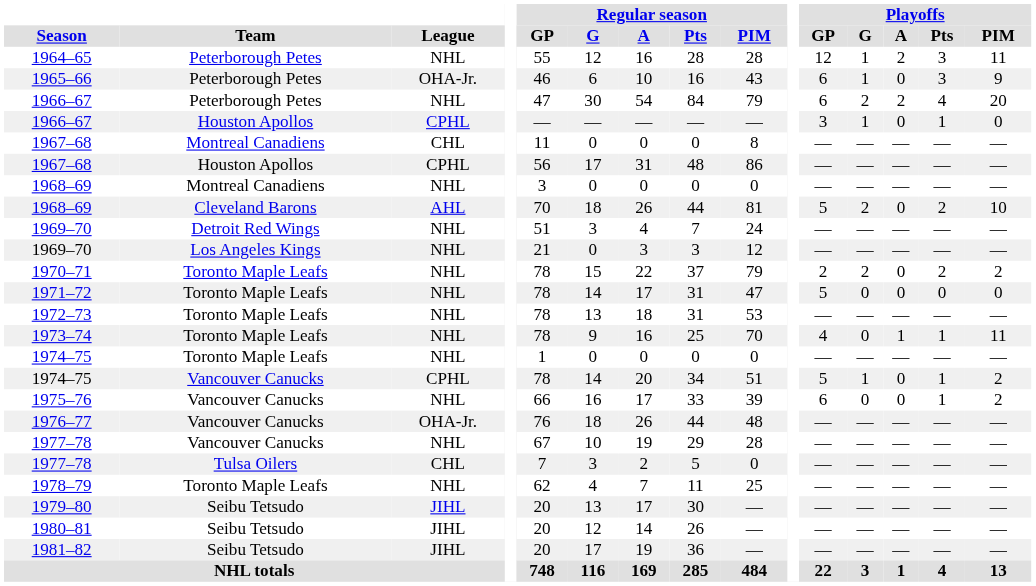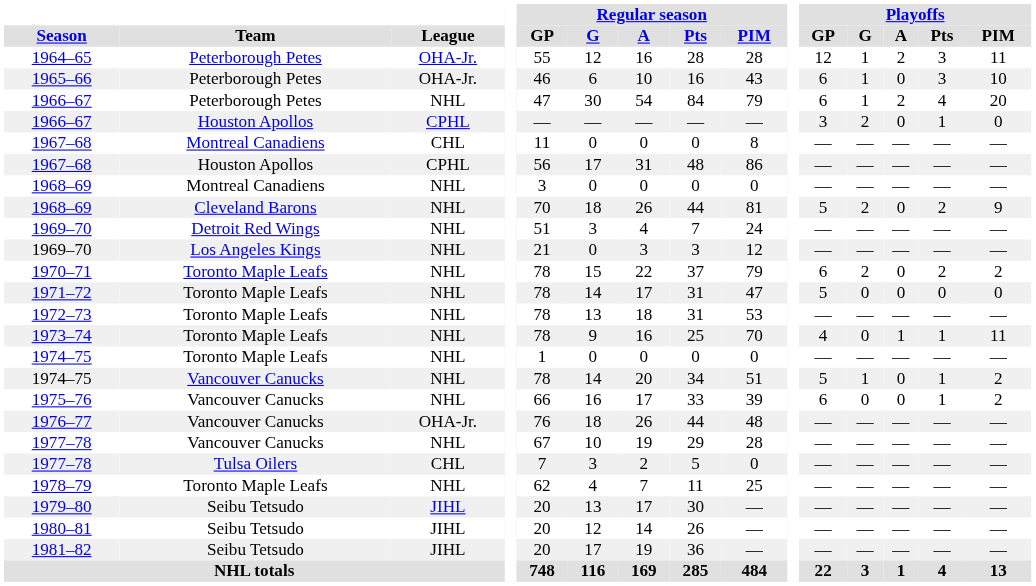(448, 57) NHL -> (448, 57) OHA-Jr.
(998, 78) 9 -> (998, 78) 10
(865, 100) 2 -> (865, 100) 1
(865, 121) 1 -> (865, 121) 2
(448, 207) AHL -> (448, 207) NHL
(998, 207) 10 -> (998, 207) 9
(823, 271) 2 -> (823, 271) 6
(448, 378) CPHL -> (448, 378) NHL
